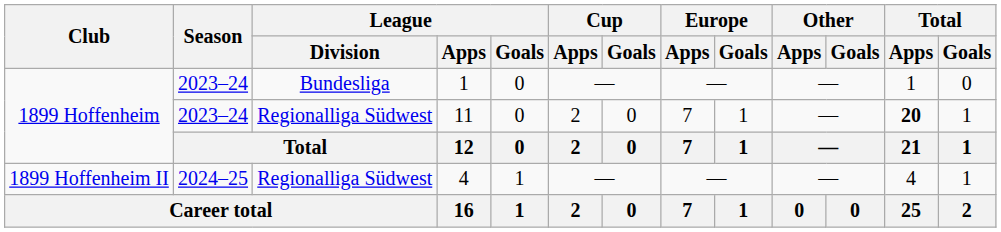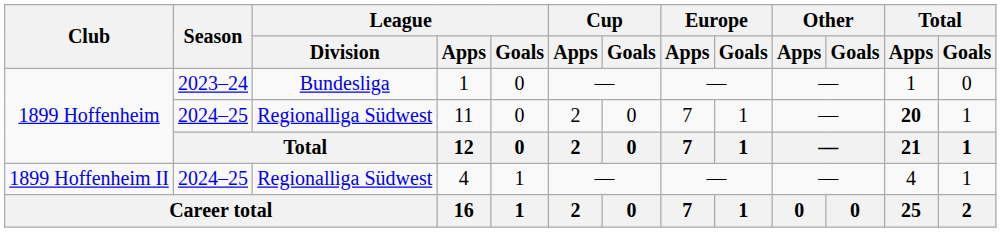(213, 115) 2023–24 -> (213, 115) 2024–25
